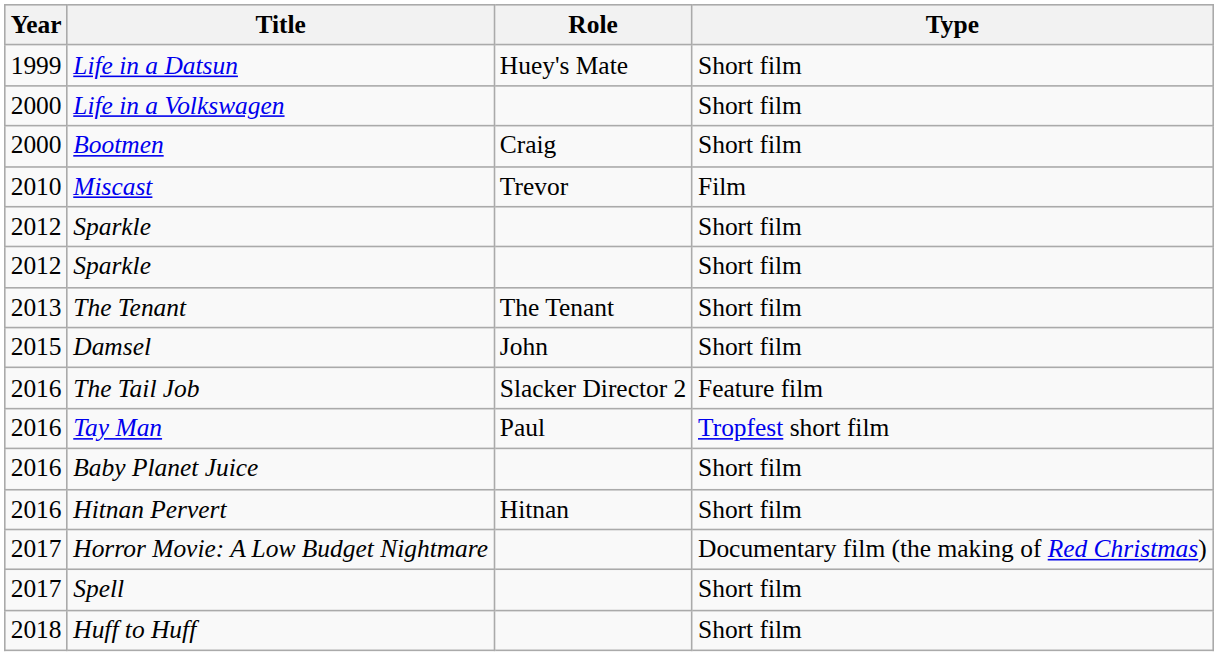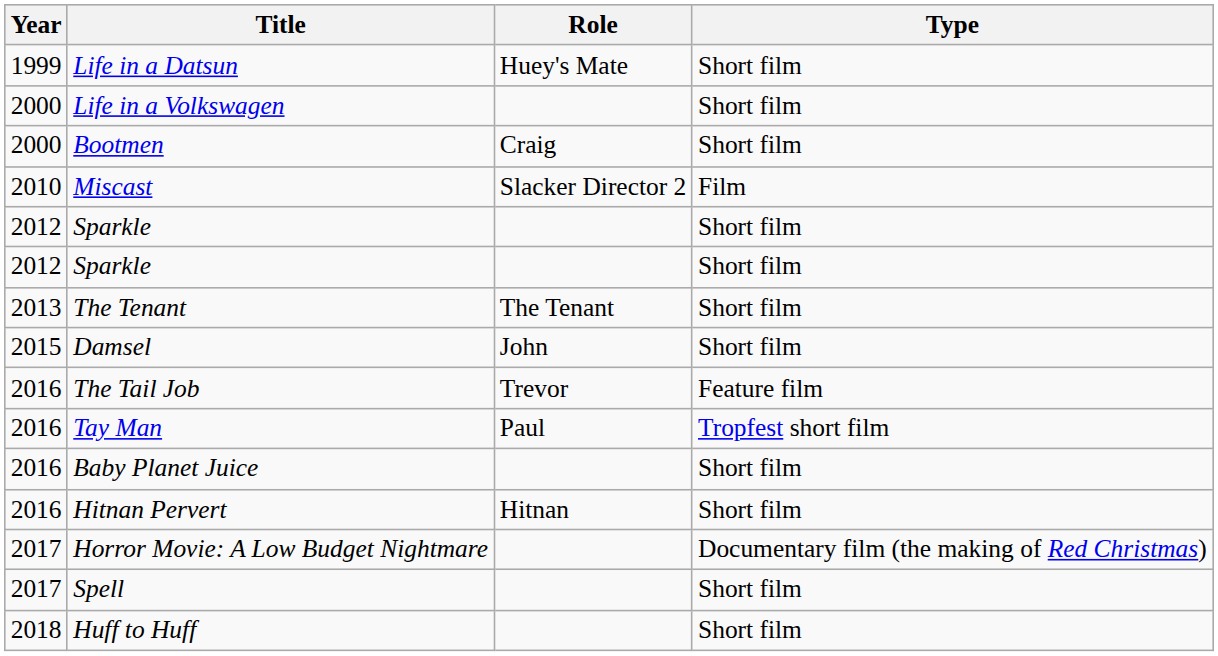(534, 186) Trevor -> (593, 186) Slacker Director 2
(593, 387) Slacker Director 2 -> (534, 387) Trevor
